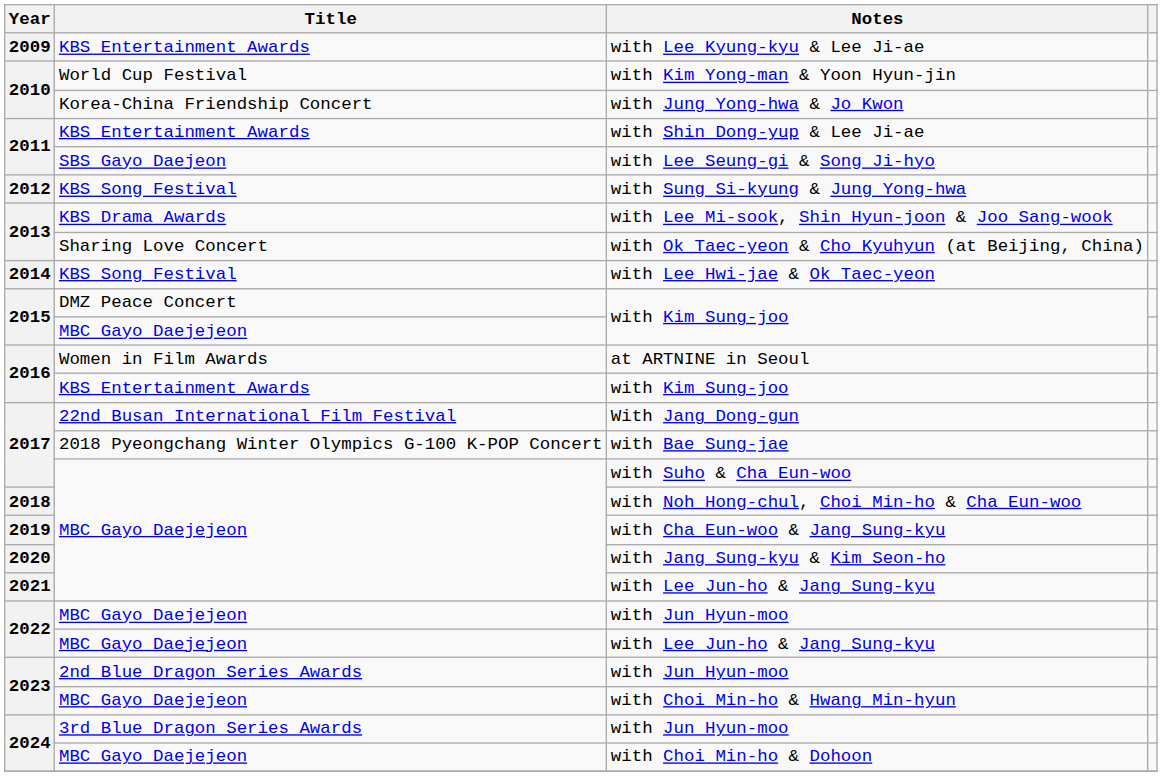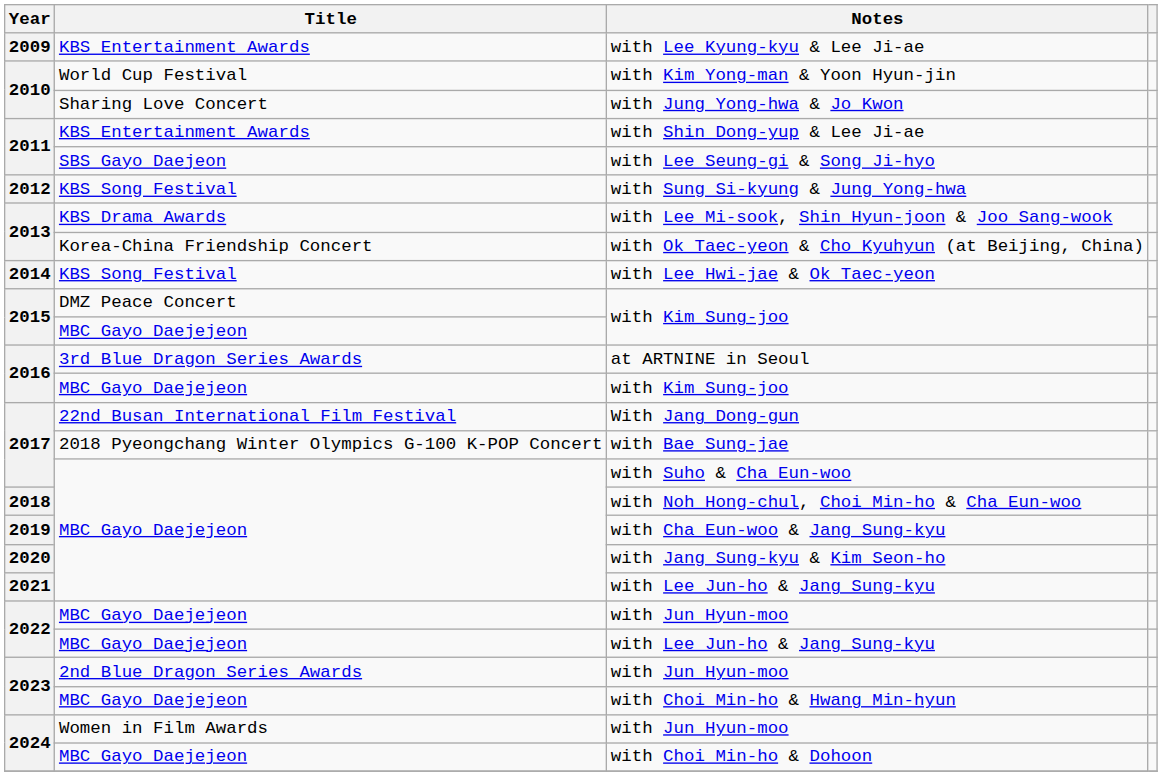(216, 104) Korea-China Friendship Concert -> (163, 104) Sharing Love Concert
(163, 246) Sharing Love Concert -> (216, 246) Korea-China Friendship Concert
(163, 360) Women in Film Awards -> (211, 360) 3rd Blue Dragon Series Awards
(184, 388) KBS Entertainment Awards -> (153, 388) MBC Gayo Daejejeon
(211, 729) 3rd Blue Dragon Series Awards -> (163, 729) Women in Film Awards
